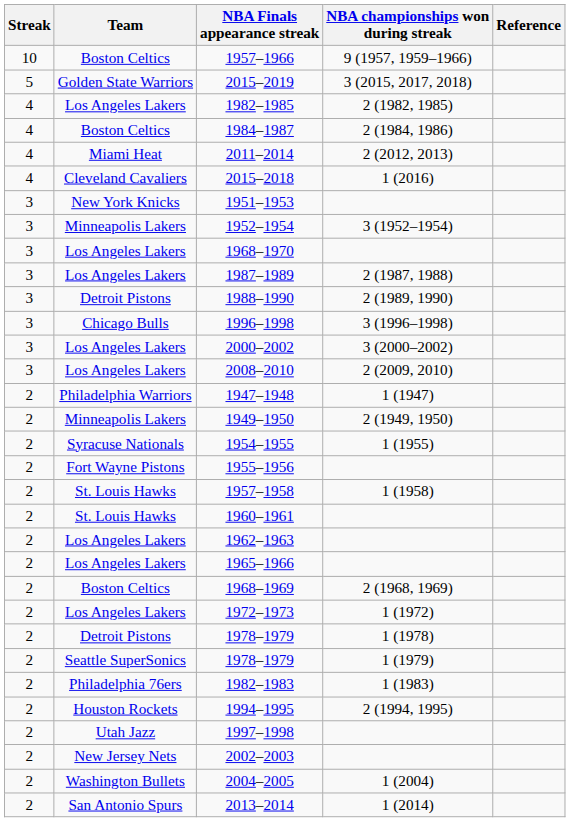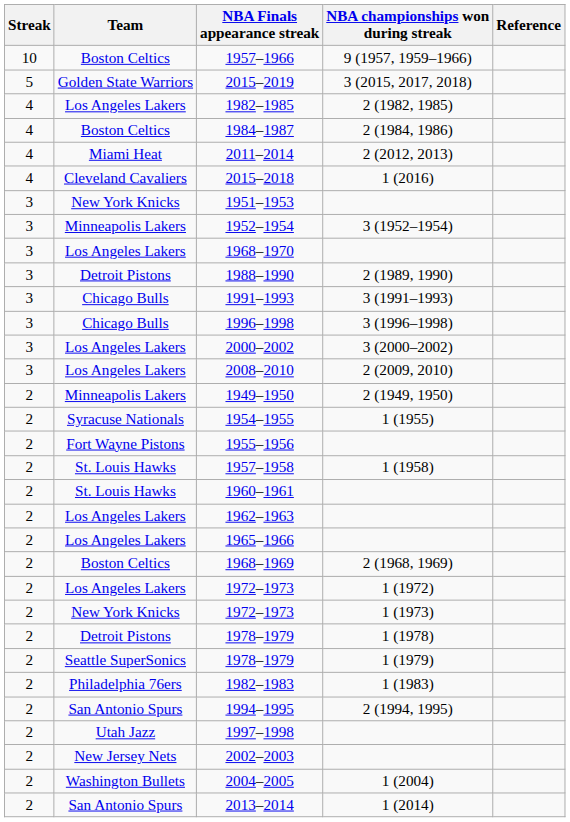- row: (260, 274)
+ row: (260, 298)
- row: (260, 395)
+ row: (260, 612)
(125, 708) Houston Rockets -> (125, 708) San Antonio Spurs
